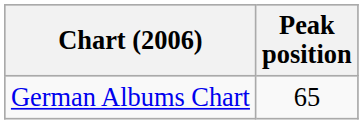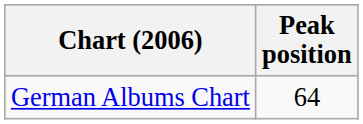(307, 97) 65 -> (307, 97) 64
